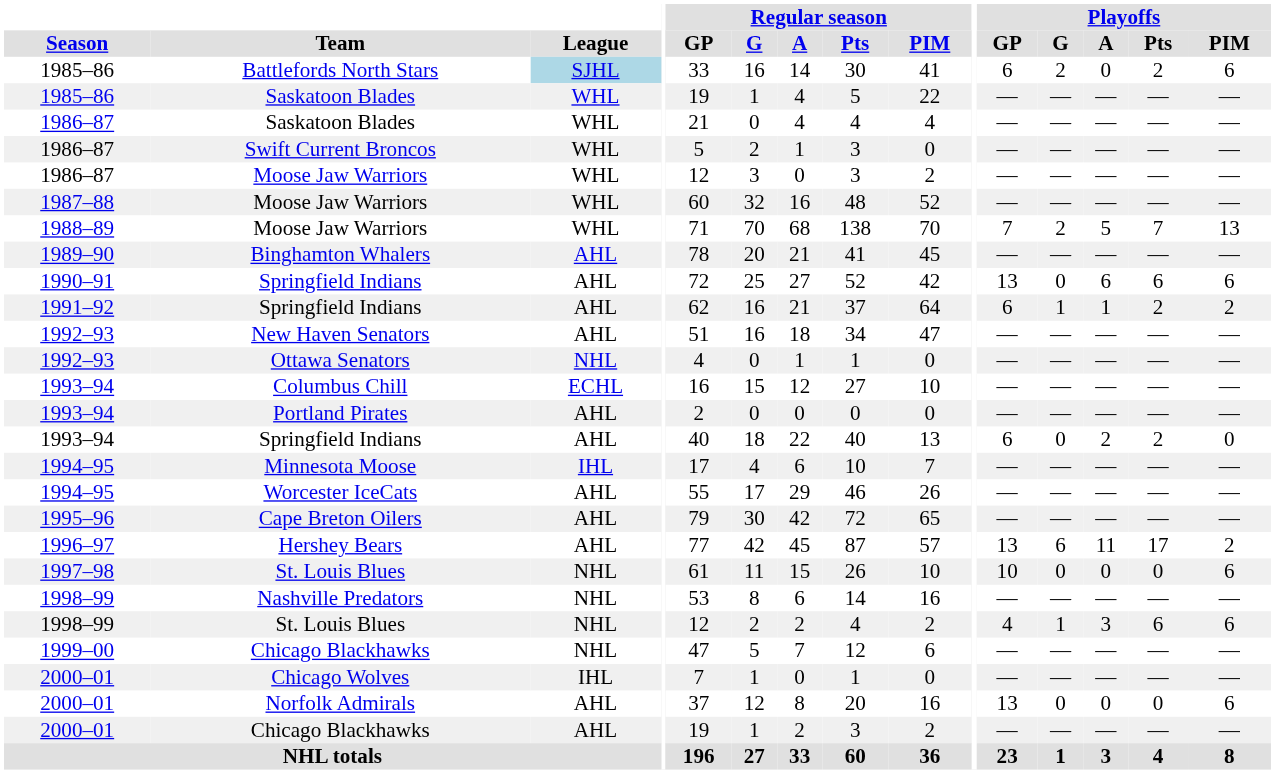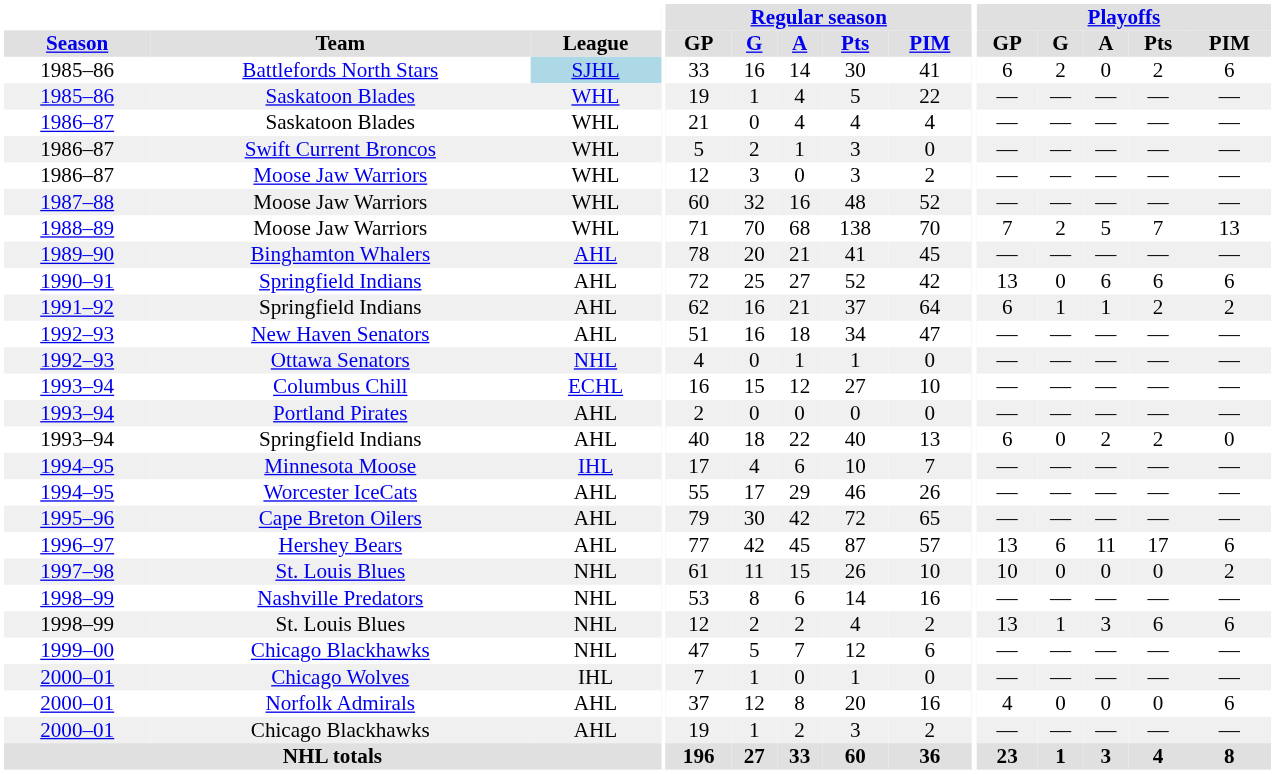(1229, 545) 2 -> (1229, 545) 6
(1229, 571) 6 -> (1229, 571) 2
(1007, 624) 4 -> (1007, 624) 13
(1007, 703) 13 -> (1007, 703) 4
